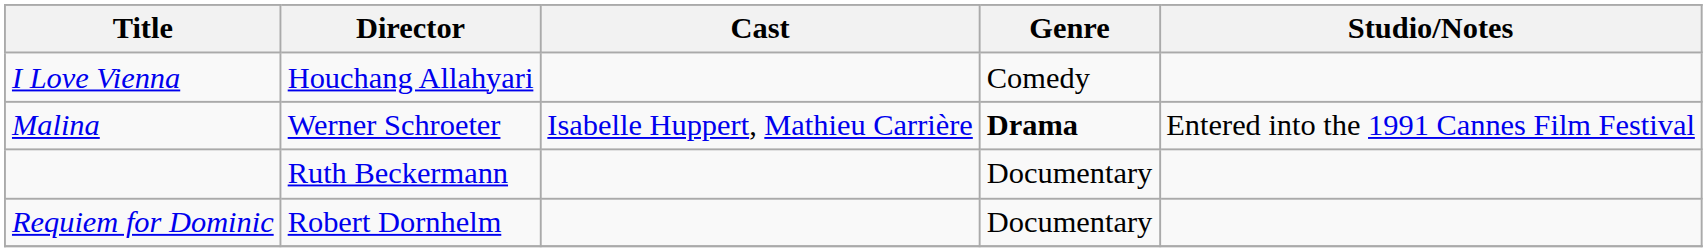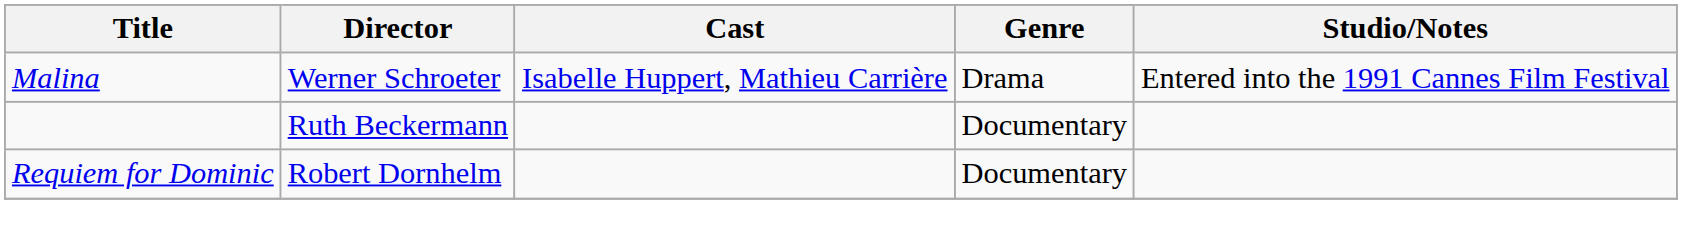- row: (96, 76)
(1032, 125) bold -> (1003, 76) normal
